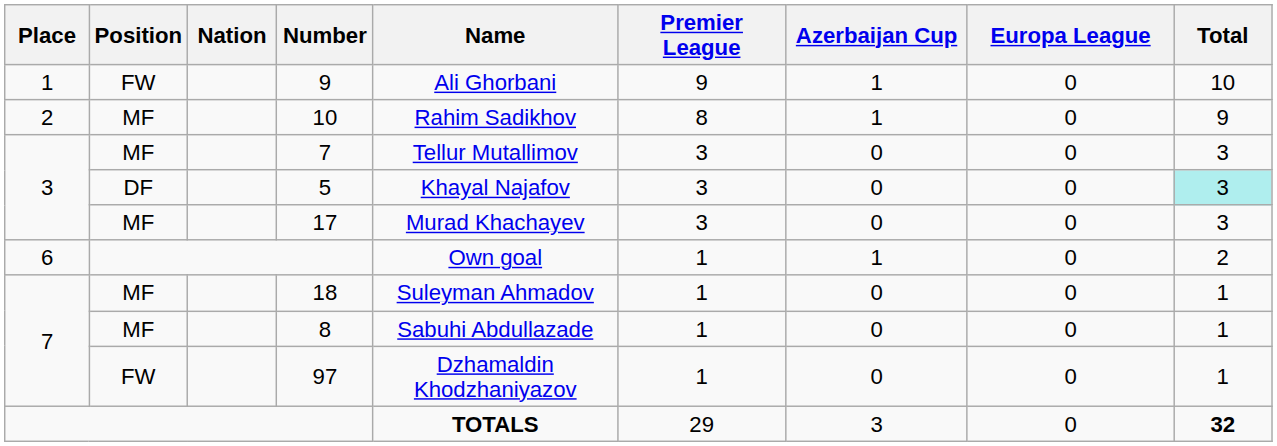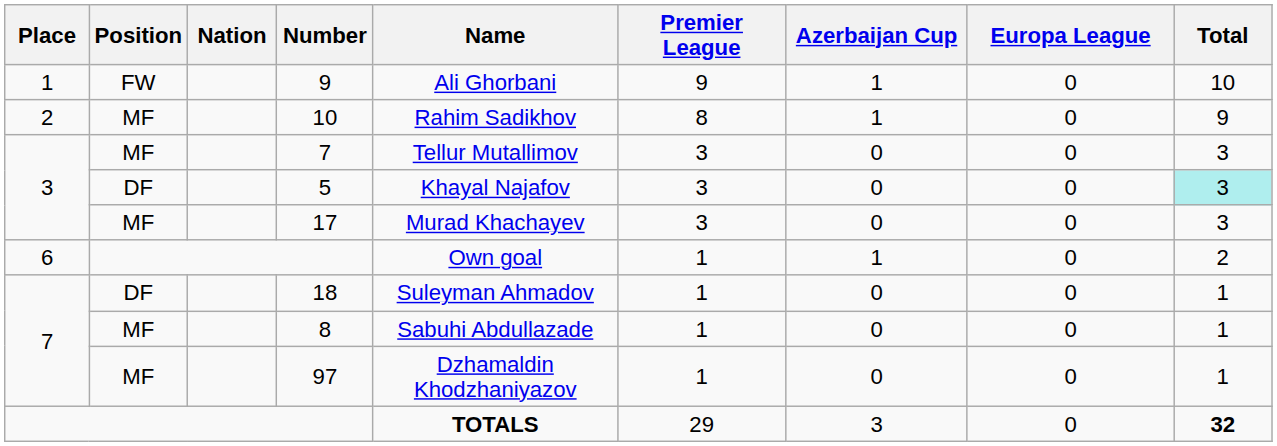(138, 293) MF -> (138, 293) DF
(138, 376) FW -> (138, 376) MF
